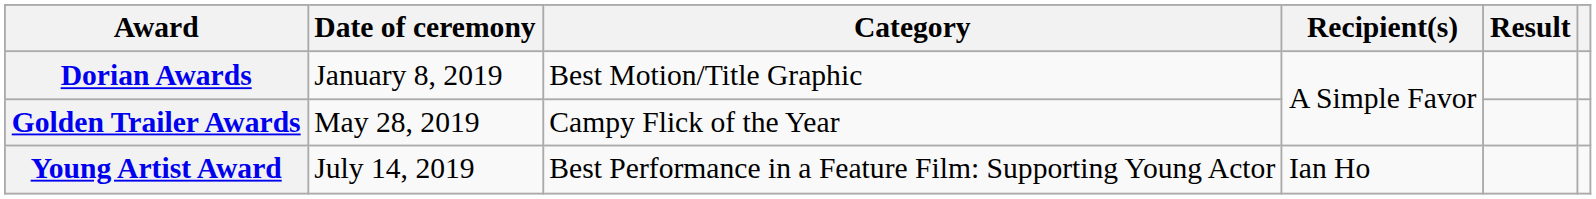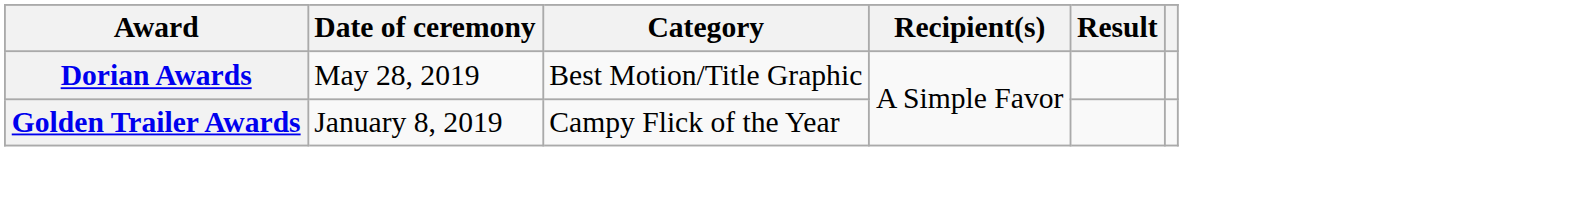(408, 74) January 8, 2019 -> (397, 74) May 28, 2019
(397, 121) May 28, 2019 -> (408, 121) January 8, 2019
- row: (156, 168)
